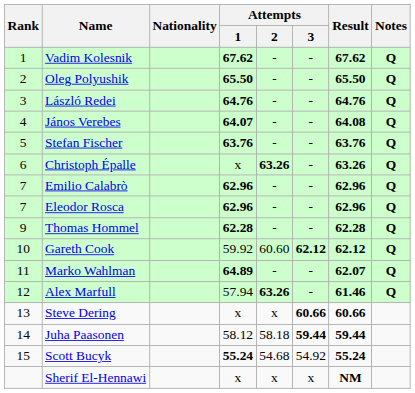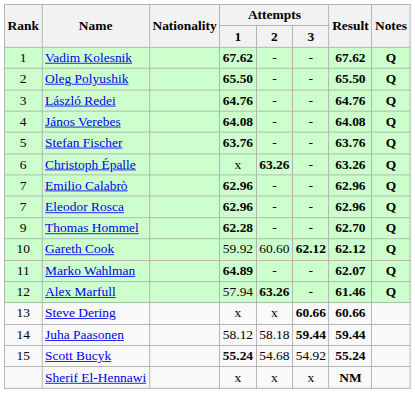(238, 121) 64.07 -> (238, 121) 64.08
(350, 228) 62.28 -> (350, 228) 62.70
